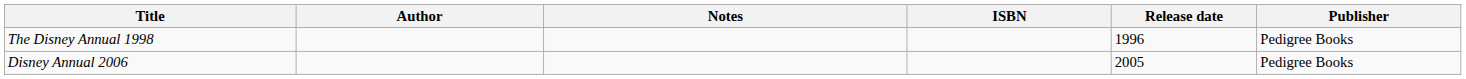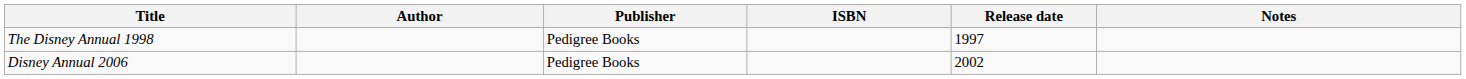columns swapped: (1359, 16) <-> (725, 16)
(1129, 39) 1996 -> (969, 39) 1997
(1129, 62) 2005 -> (969, 62) 2002
